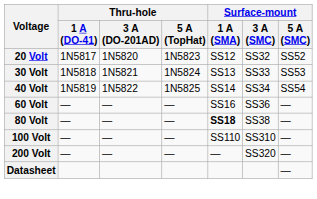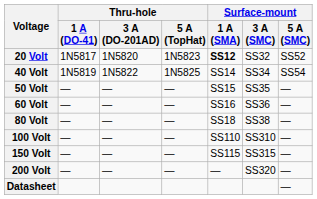(223, 56) normal -> (223, 56) bold
- row: (31, 72)
+ row: (31, 89)
(223, 121) bold -> (223, 121) normal
+ row: (31, 154)
